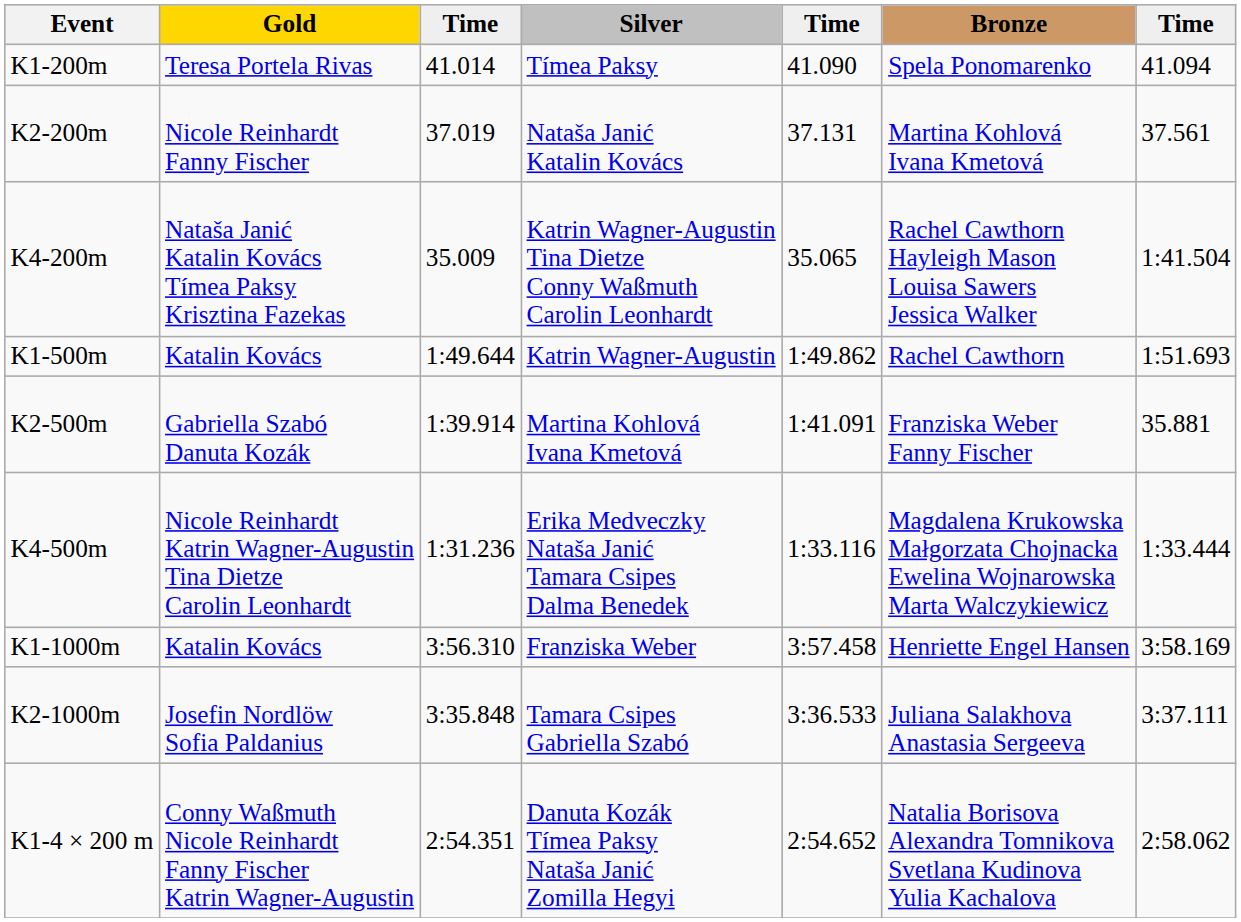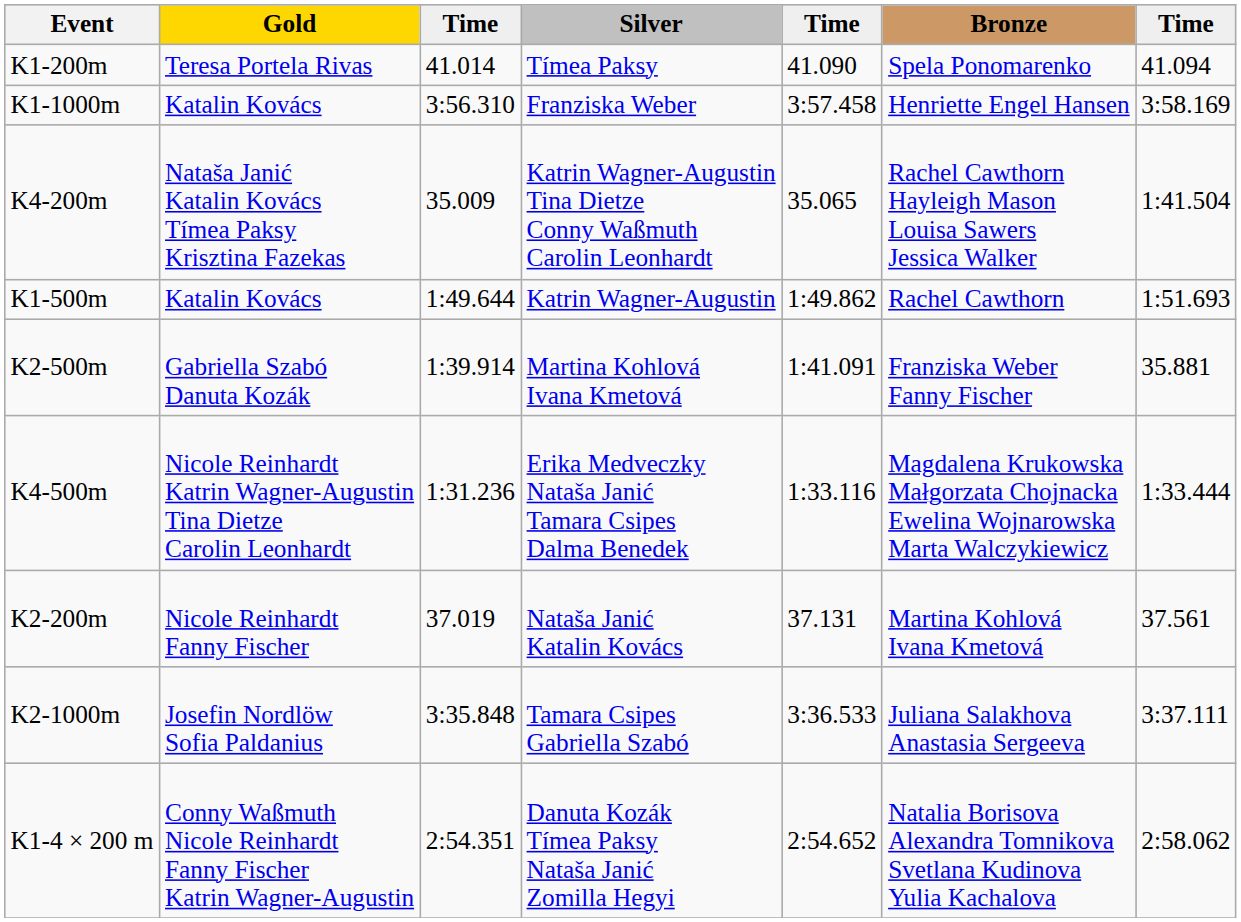rows swapped: (59, 133) <-> (65, 646)
